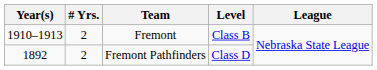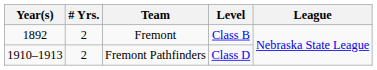(35, 35) 1910–1913 -> (35, 35) 1892
(35, 55) 1892 -> (35, 55) 1910–1913
